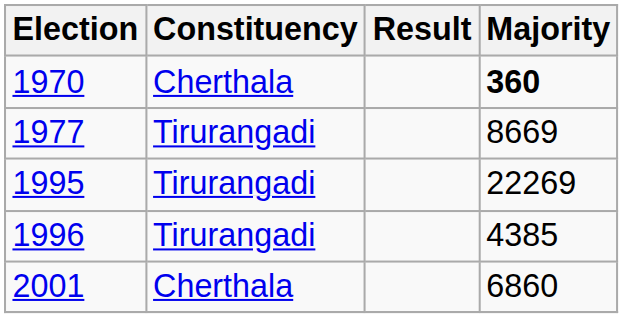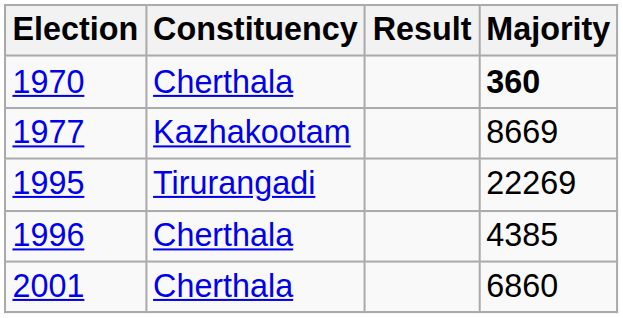(234, 132) Tirurangadi -> (252, 132) Kazhakootam
(234, 235) Tirurangadi -> (223, 235) Cherthala
